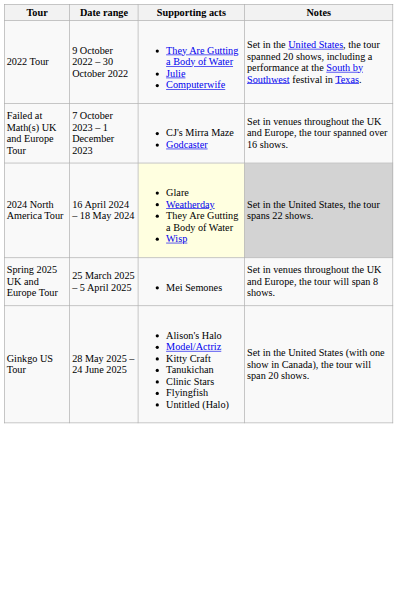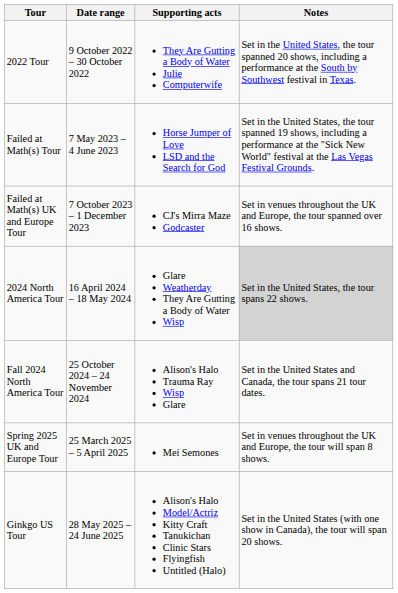+ row: (34, 144)
(191, 216) lightyellow background -> (187, 299) no background
+ row: (35, 381)
